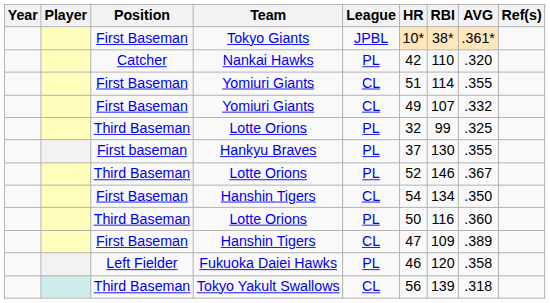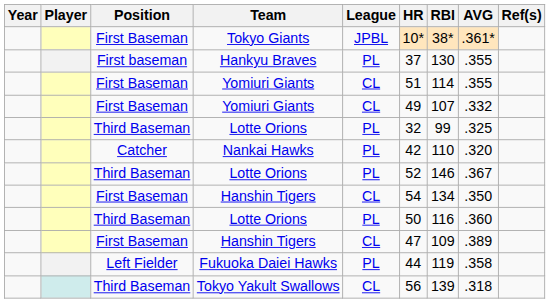rows swapped: (142, 60) <-> (142, 151)
(413, 264) 46 -> (413, 264) 44
(443, 264) 120 -> (443, 264) 119
